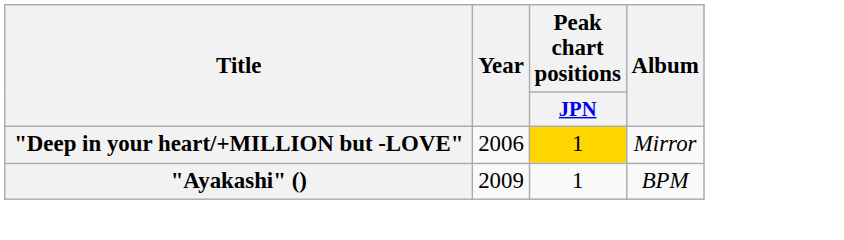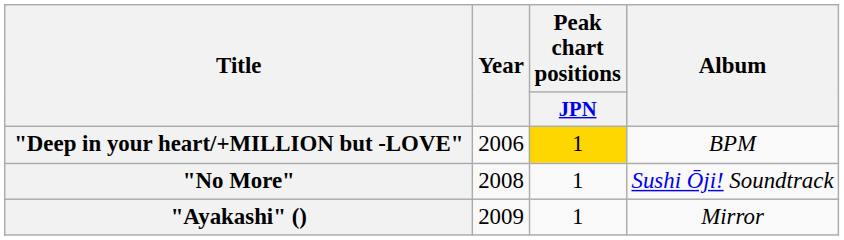(665, 144) Mirror -> (732, 144) BPM
+ row: (239, 180)
(665, 180) BPM -> (733, 216) Mirror
